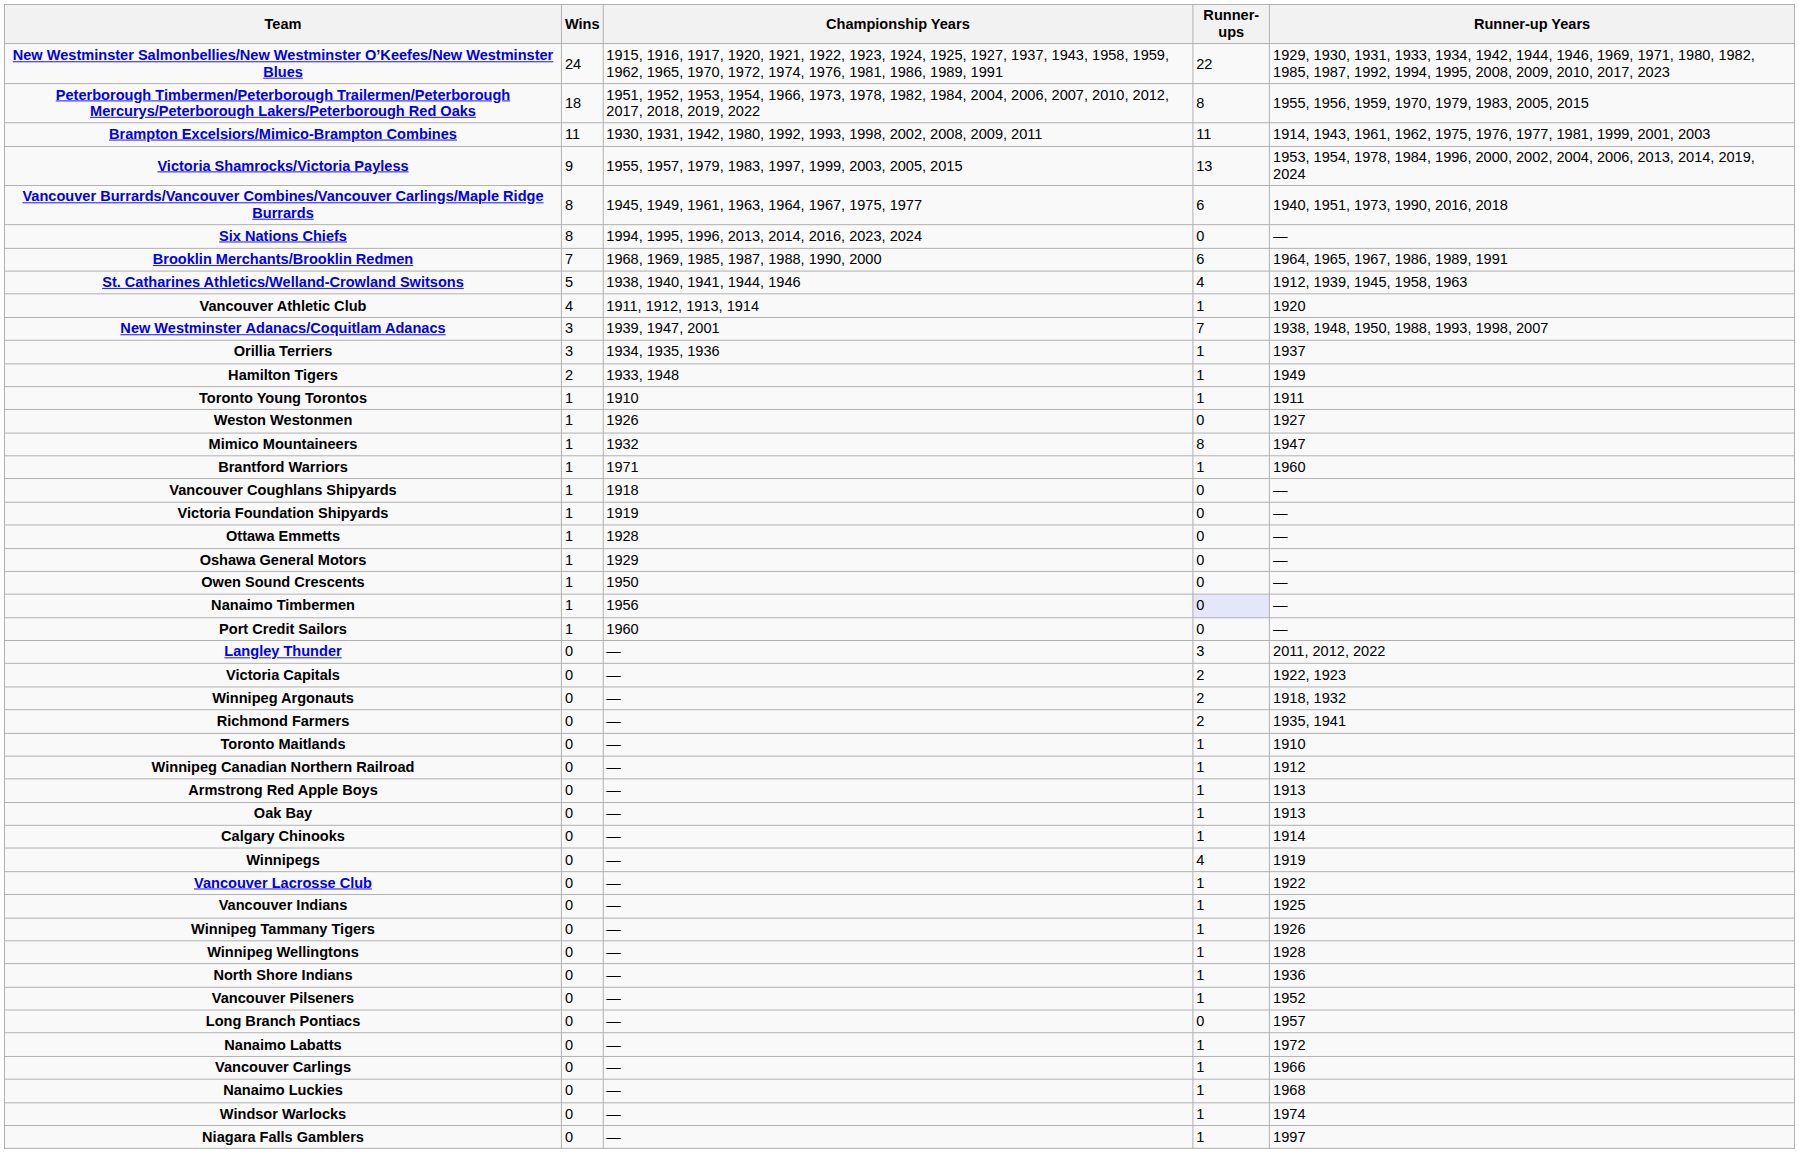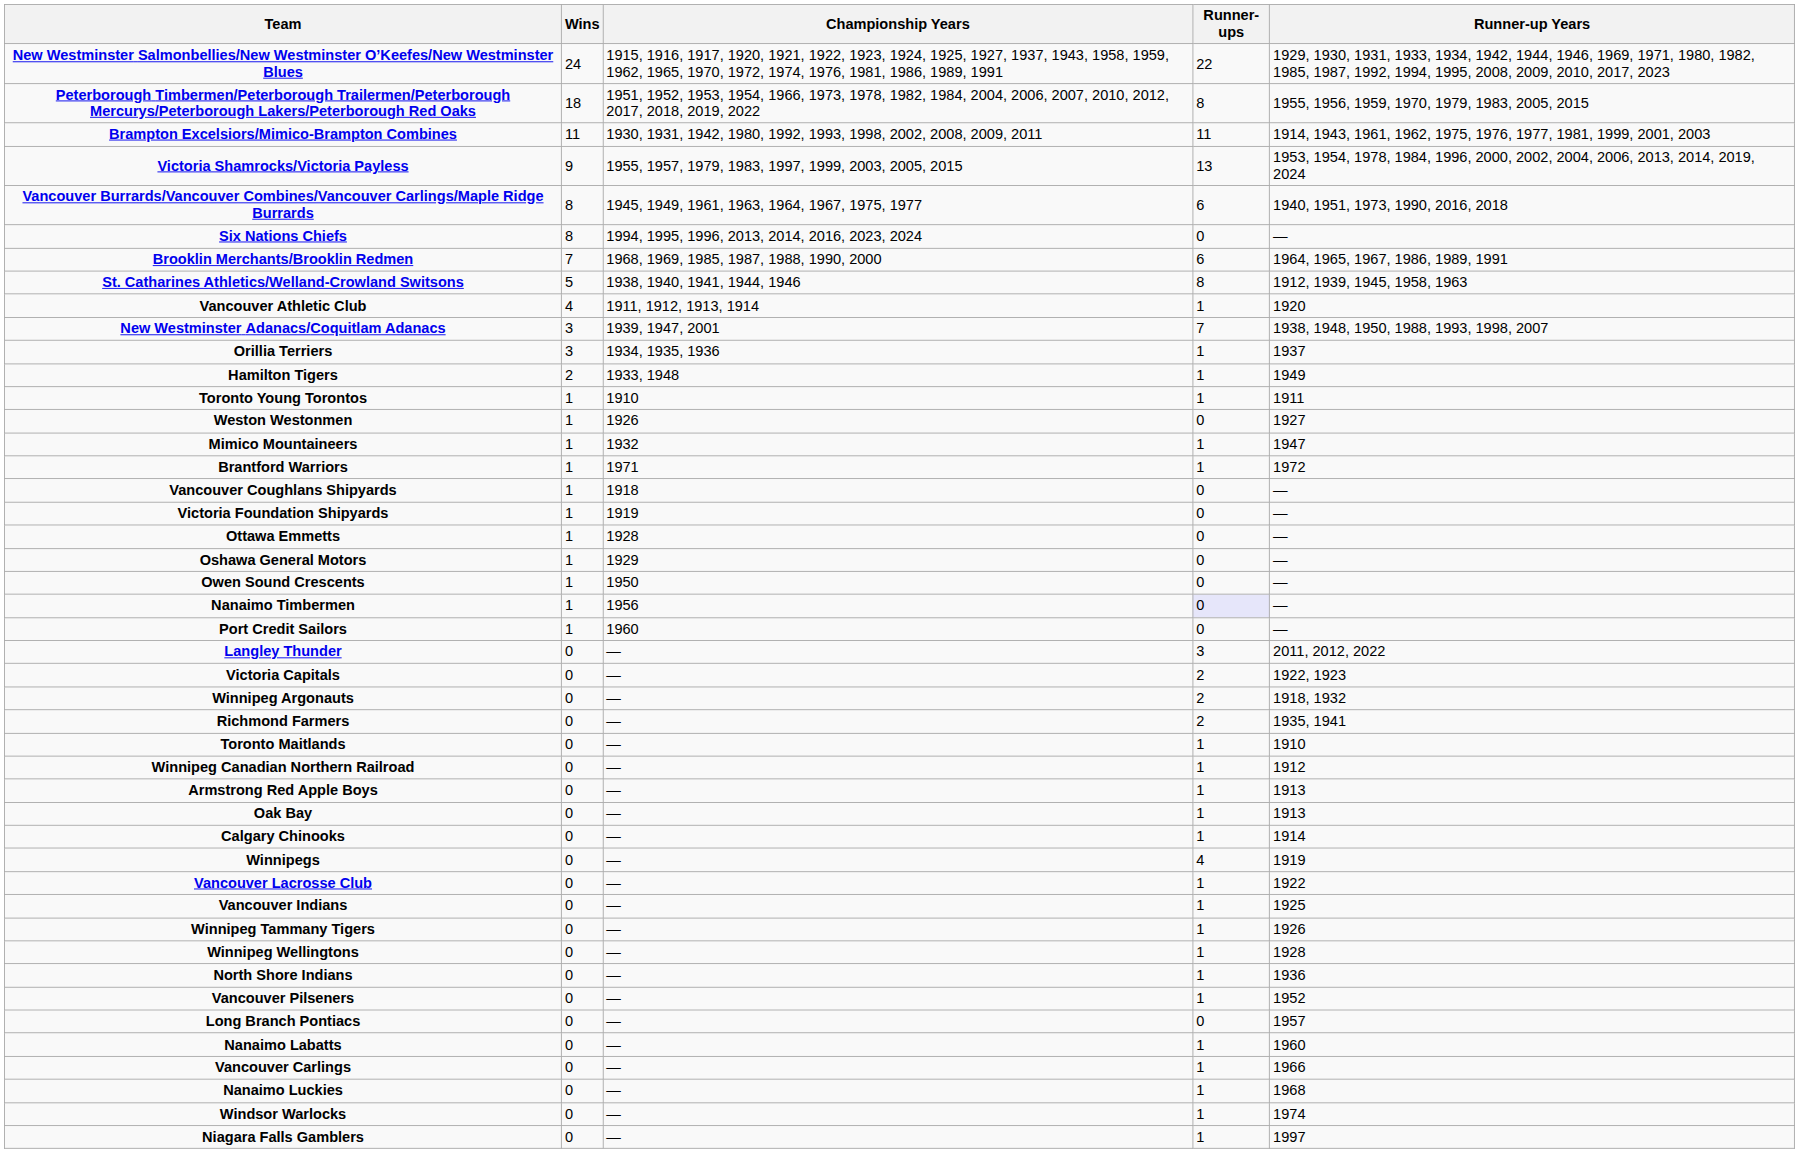(1200, 282) 4 -> (1200, 282) 8
(1200, 444) 8 -> (1200, 444) 1
(1289, 467) 1960 -> (1289, 467) 1972
(1289, 1044) 1972 -> (1289, 1044) 1960
